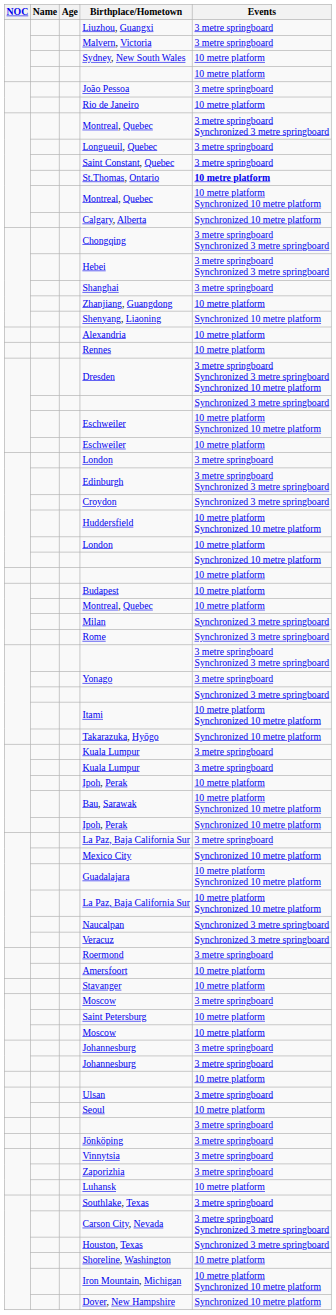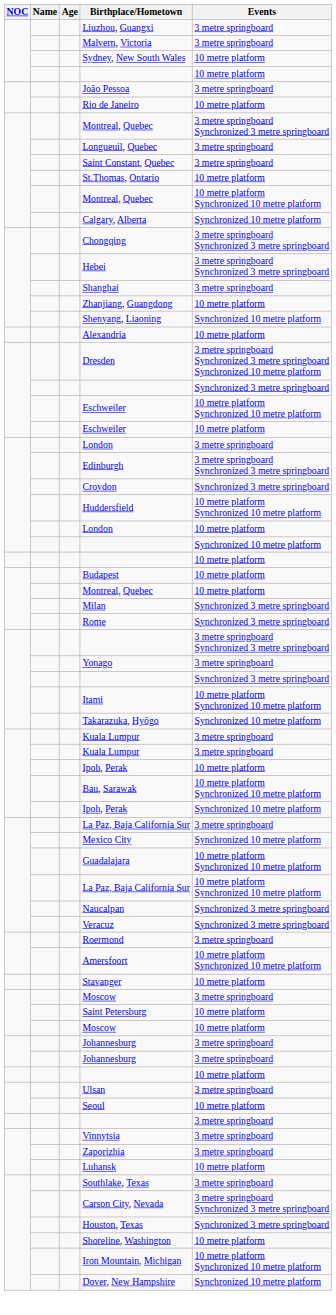(232, 178) bold -> (230, 178) normal
- row: (17, 350)
(230, 970) 10 metre platform -> (258, 960) 10 metre platform Synchronized 10 metre platform
- row: (17, 1141)
